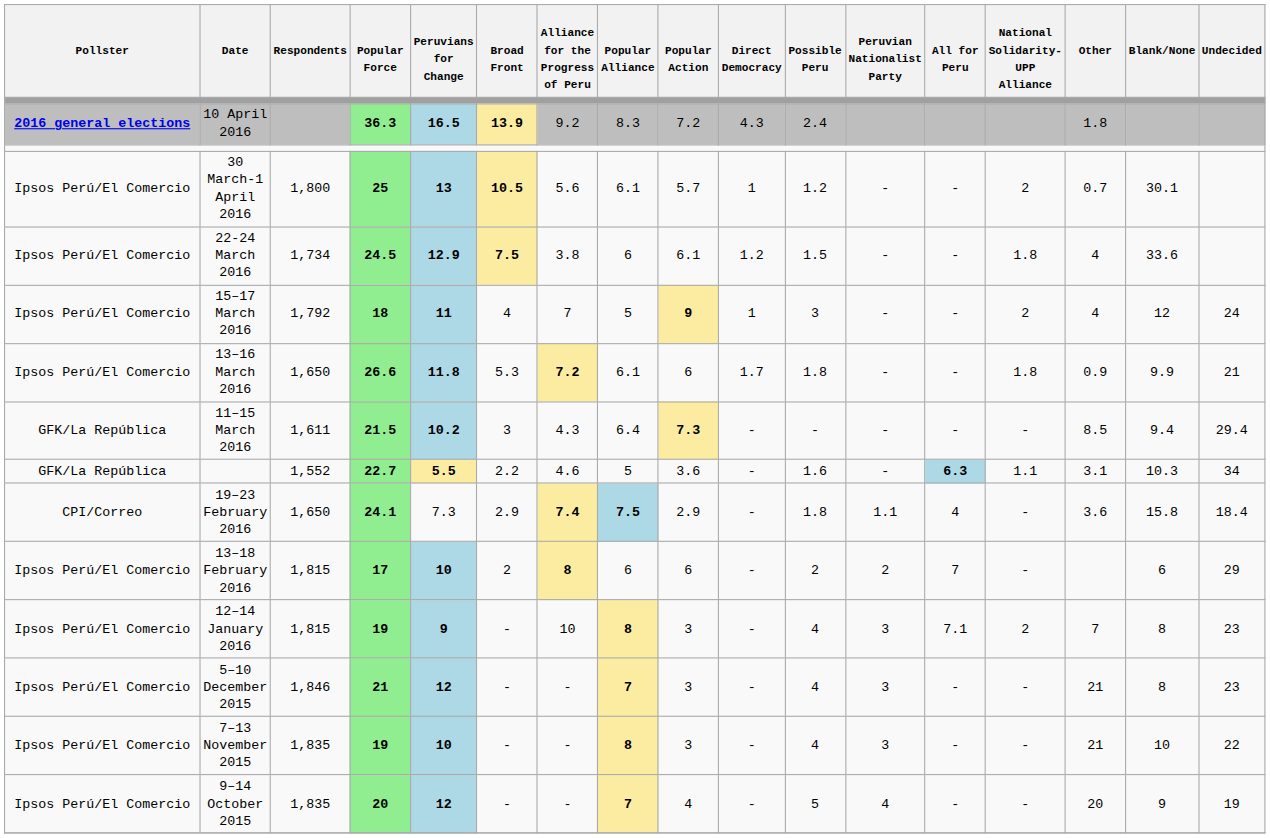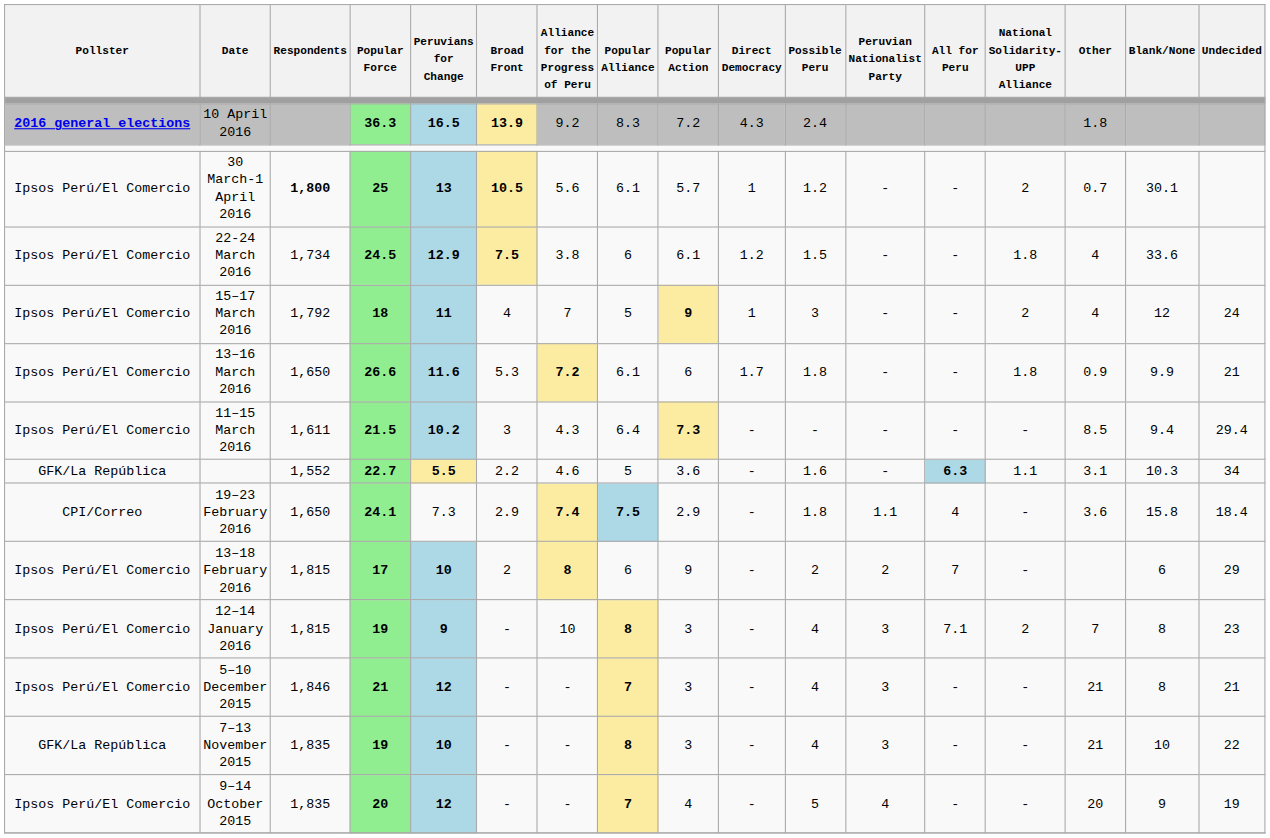(310, 189) normal -> (310, 189) bold
(444, 373) 11.8 -> (444, 373) 11.6
(102, 431) GFK/La República -> (102, 431) Ipsos Perú/El Comercio
(688, 571) 6 -> (688, 571) 9
(1232, 688) 23 -> (1232, 688) 21
(102, 746) Ipsos Perú/El Comercio -> (102, 746) GFK/La República
